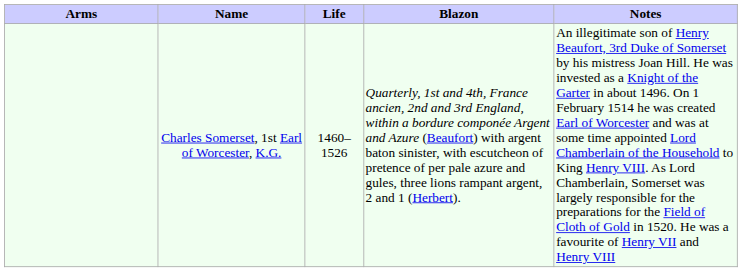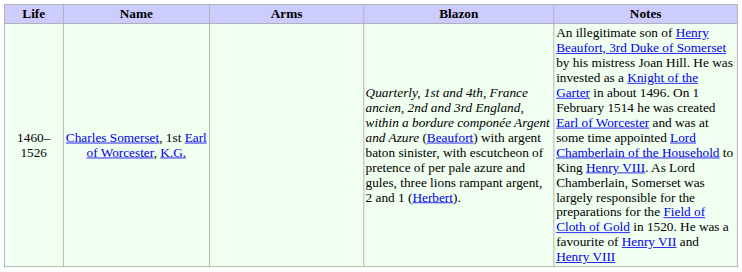columns swapped: (81, 14) <-> (334, 14)
